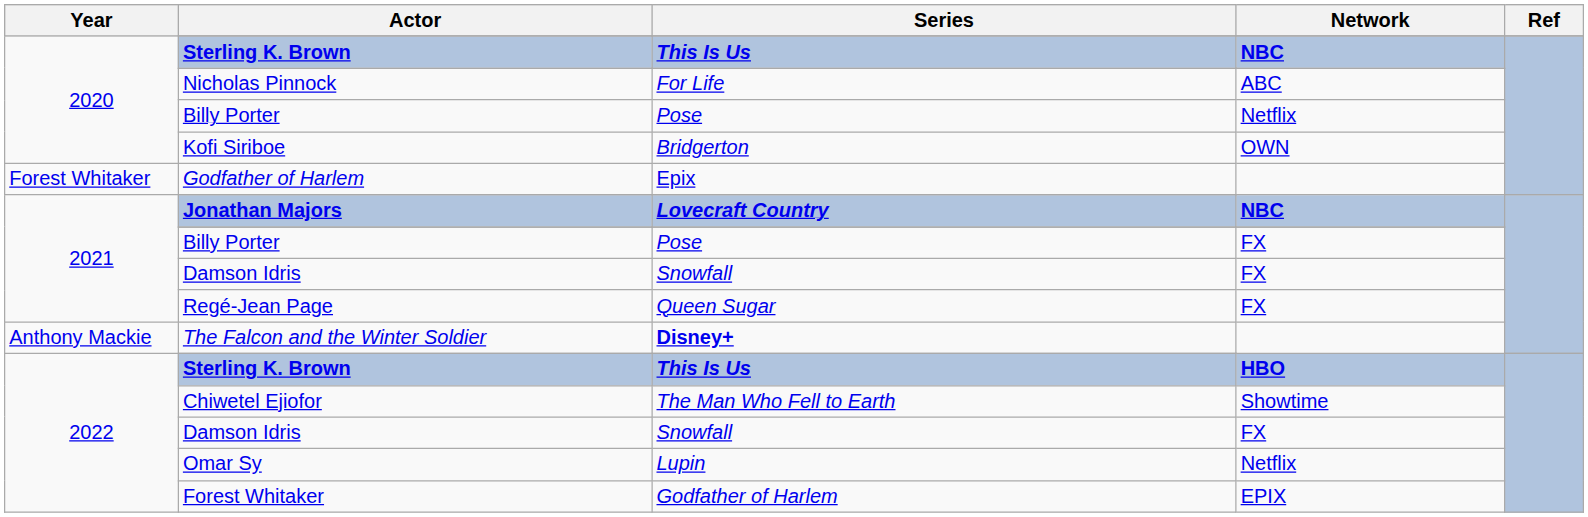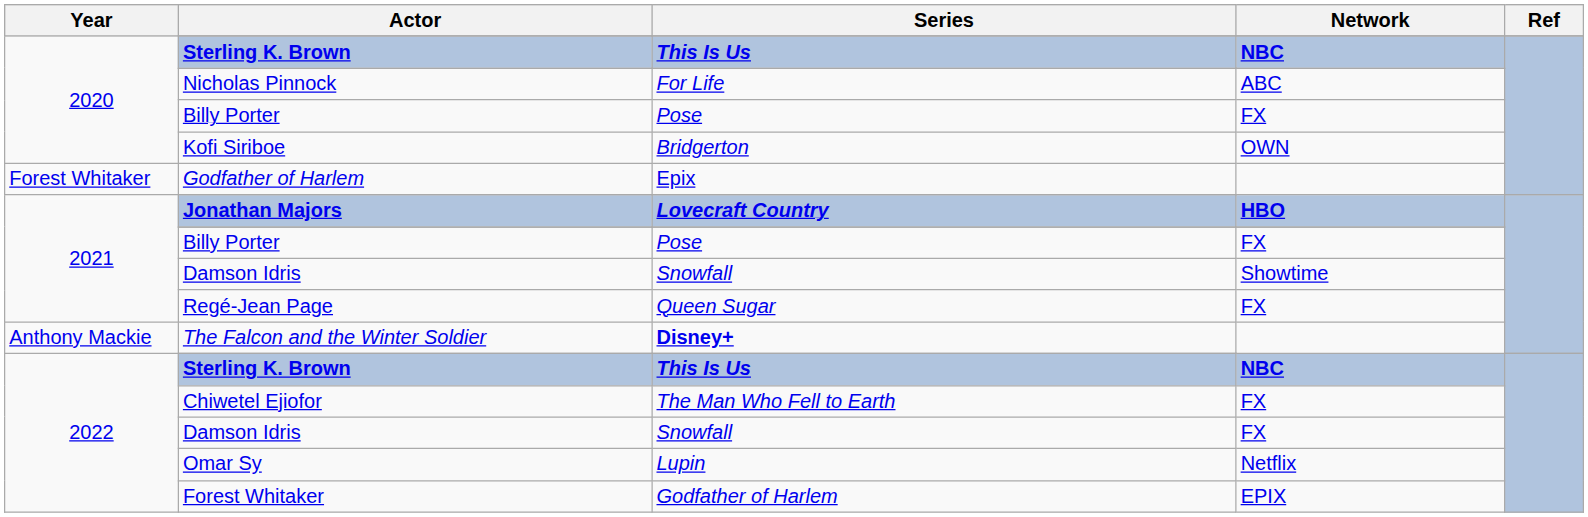(1268, 115) Netflix -> (1253, 115) FX
(1262, 210) NBC -> (1263, 210) HBO
(1253, 274) FX -> (1285, 274) Showtime
(1263, 369) HBO -> (1262, 369) NBC
(1285, 400) Showtime -> (1253, 400) FX
